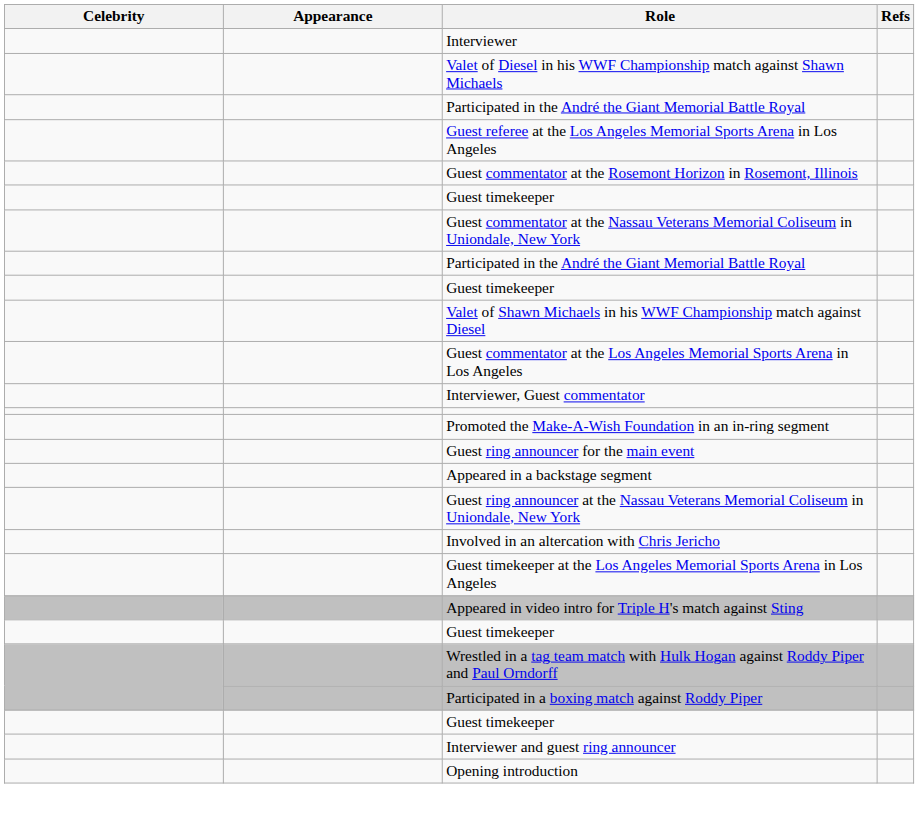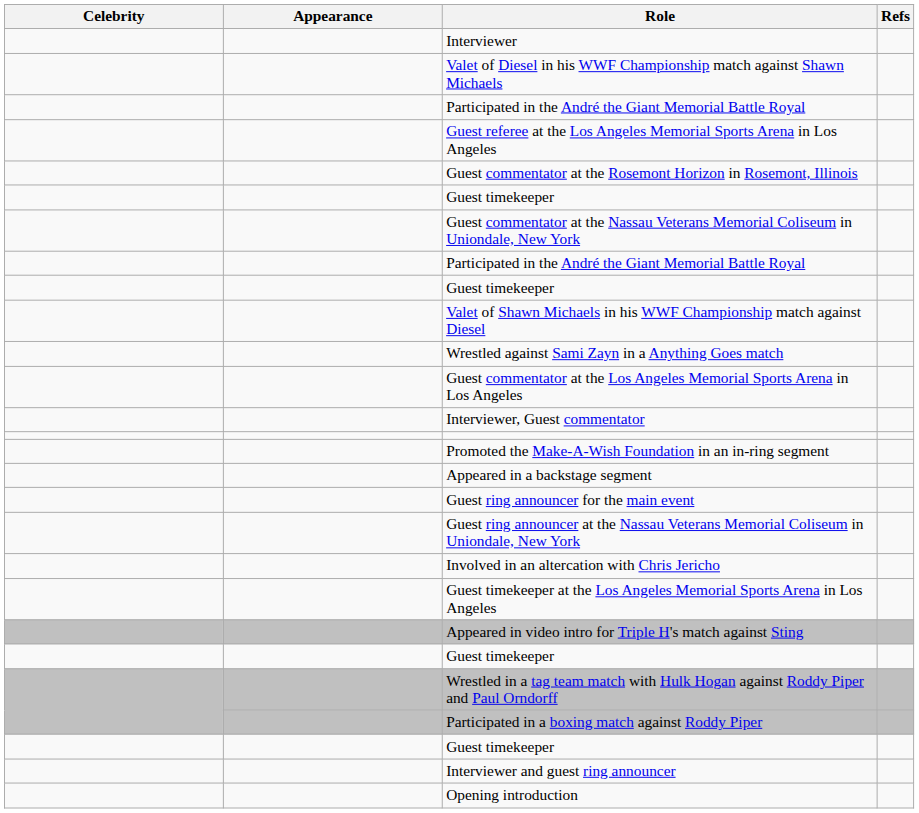+ row: (114, 354)
rows swapped: (114, 476) <-> (114, 451)
